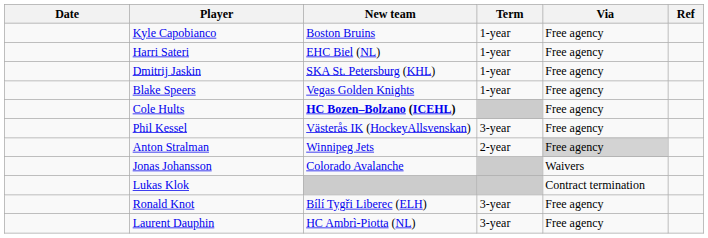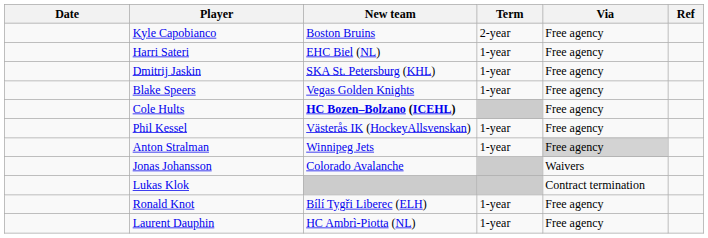(495, 33) 1-year -> (495, 33) 2-year
(495, 128) 3-year -> (495, 128) 1-year
(495, 147) 2-year -> (495, 147) 1-year
(495, 204) 3-year -> (495, 204) 1-year
(495, 223) 3-year -> (495, 223) 1-year
